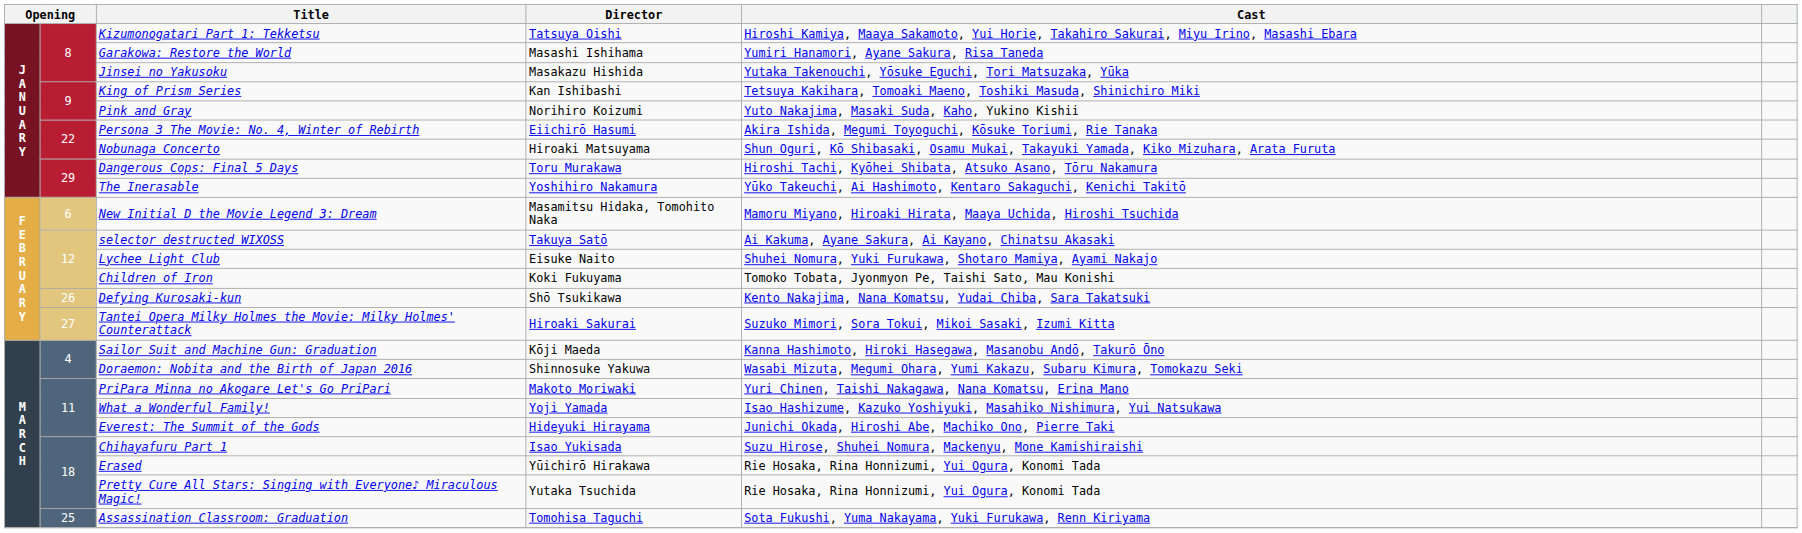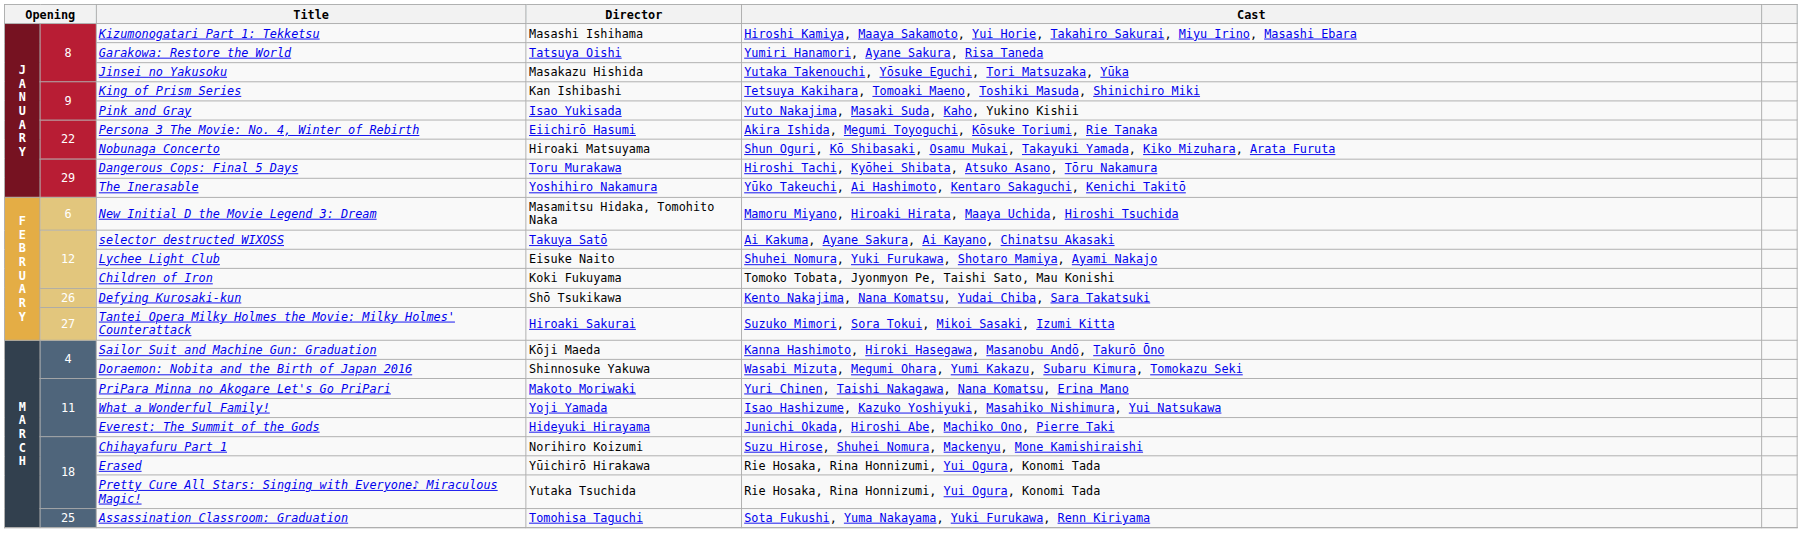(575, 33) Tatsuya Oishi -> (586, 33) Masashi Ishihama
(586, 53) Masashi Ishihama -> (575, 53) Tatsuya Oishi
(586, 110) Norihiro Koizumi -> (575, 110) Isao Yukisada
(575, 446) Isao Yukisada -> (586, 446) Norihiro Koizumi
